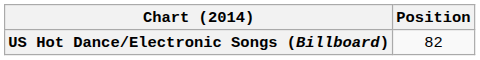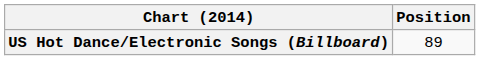(433, 42) 82 -> (433, 42) 89
